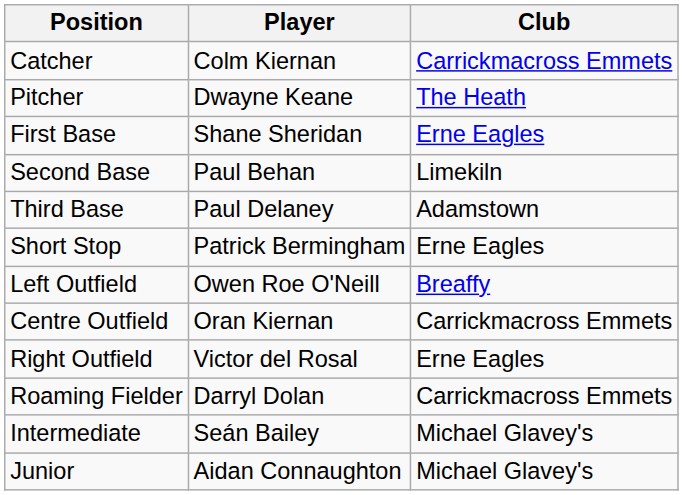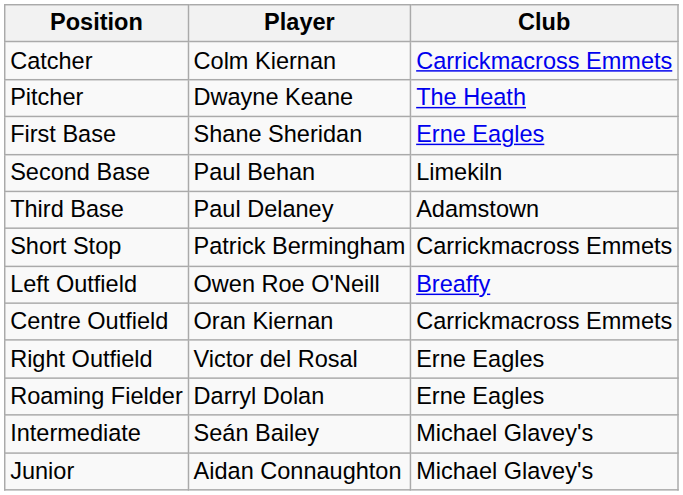(480, 246) Erne Eagles -> (544, 246) Carrickmacross Emmets
(544, 396) Carrickmacross Emmets -> (480, 396) Erne Eagles
